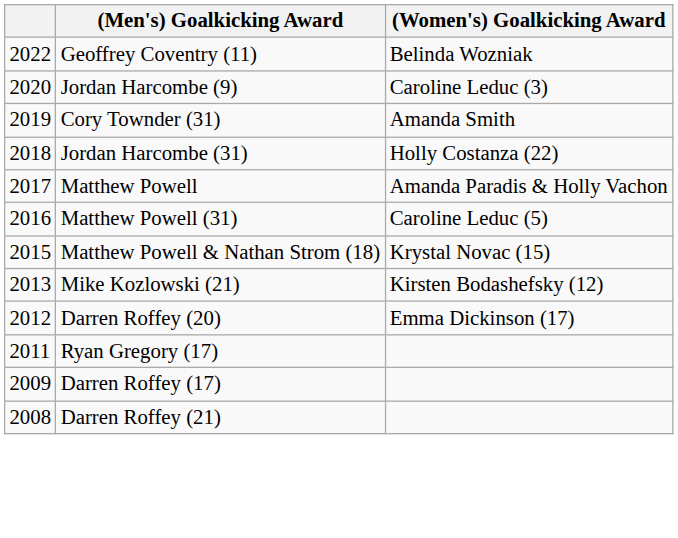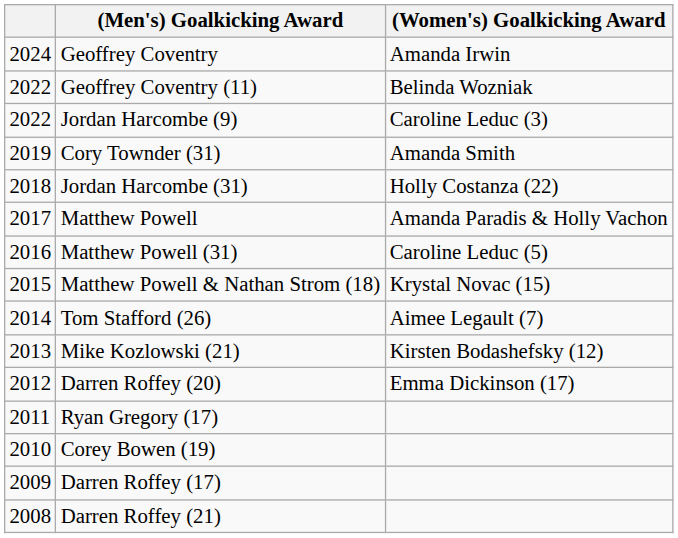+ row: (139, 53)
(30, 86) 2020 -> (30, 119) 2022
+ row: (136, 317)
+ row: (138, 449)
